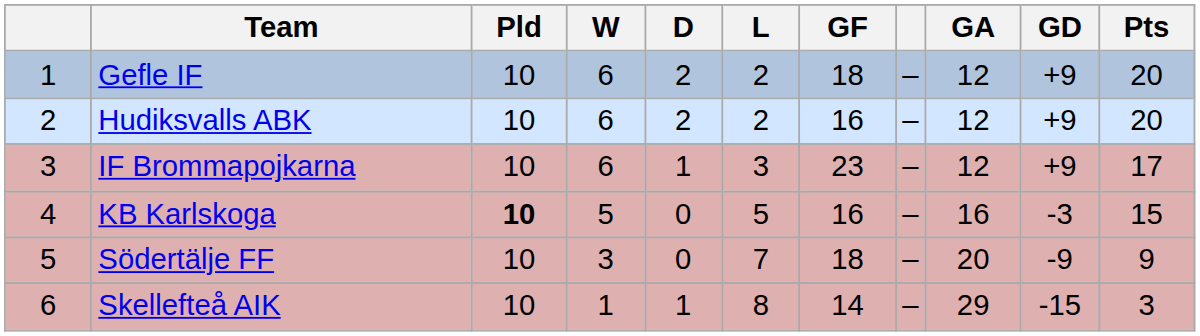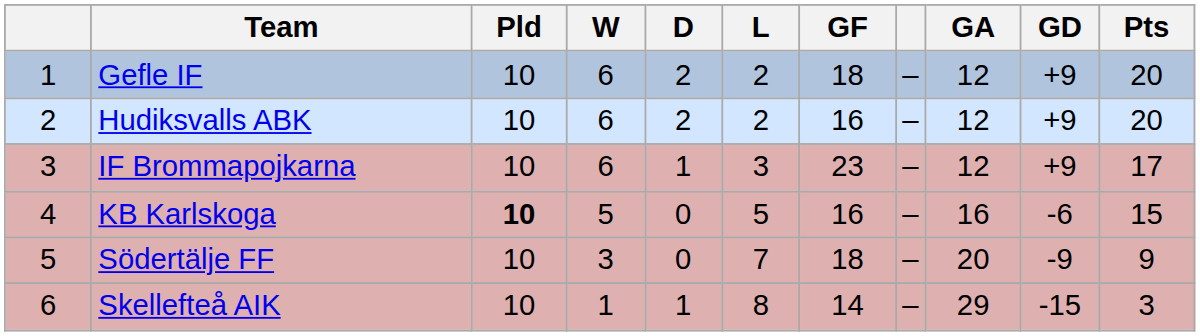(1060, 213) -3 -> (1060, 213) -6
